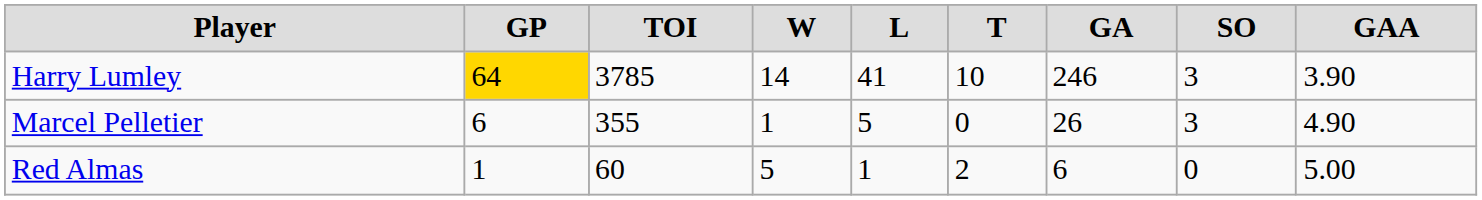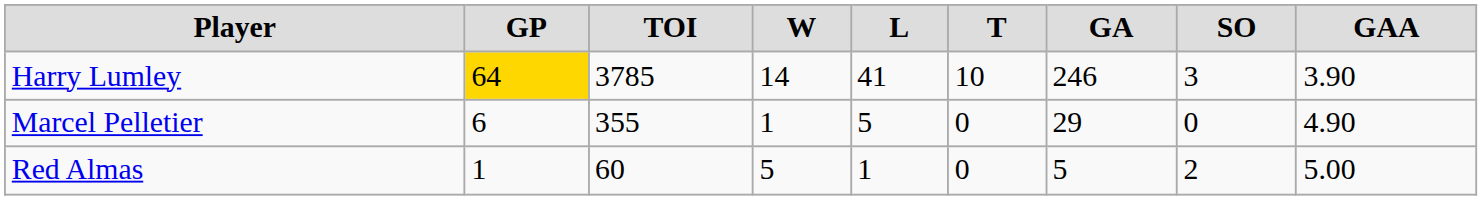(1067, 122) 26 -> (1067, 122) 29
(1191, 122) 3 -> (1191, 122) 0
(962, 169) 2 -> (962, 169) 0
(1060, 169) 6 -> (1060, 169) 5
(1191, 169) 0 -> (1191, 169) 2
